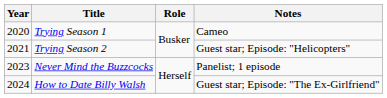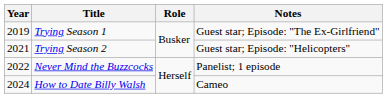(18, 31) 2020 -> (18, 31) 2019
(212, 31) Cameo -> (288, 31) Guest star; Episode: "The Ex-Girlfriend"
(18, 66) 2023 -> (18, 66) 2022
(288, 84) Guest star; Episode: "The Ex-Girlfriend" -> (212, 84) Cameo
